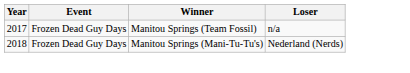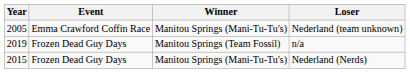+ row: (347, 28)
(17, 28) 2017 -> (17, 44) 2019
(17, 44) 2018 -> (17, 60) 2015
